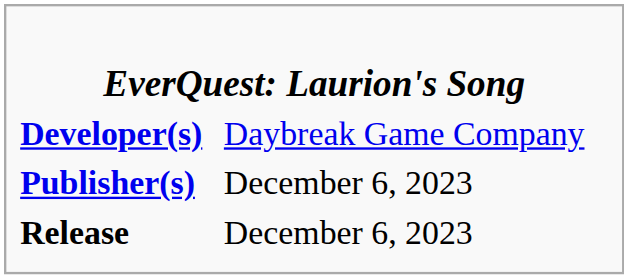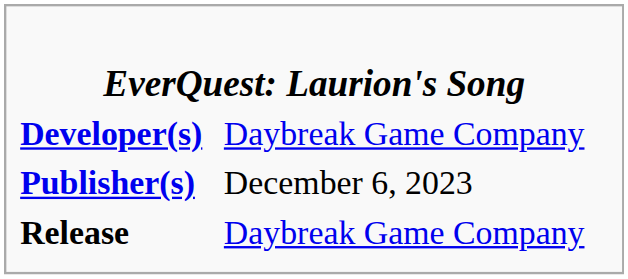(348, 232) December 6, 2023 -> (404, 232) Daybreak Game Company
